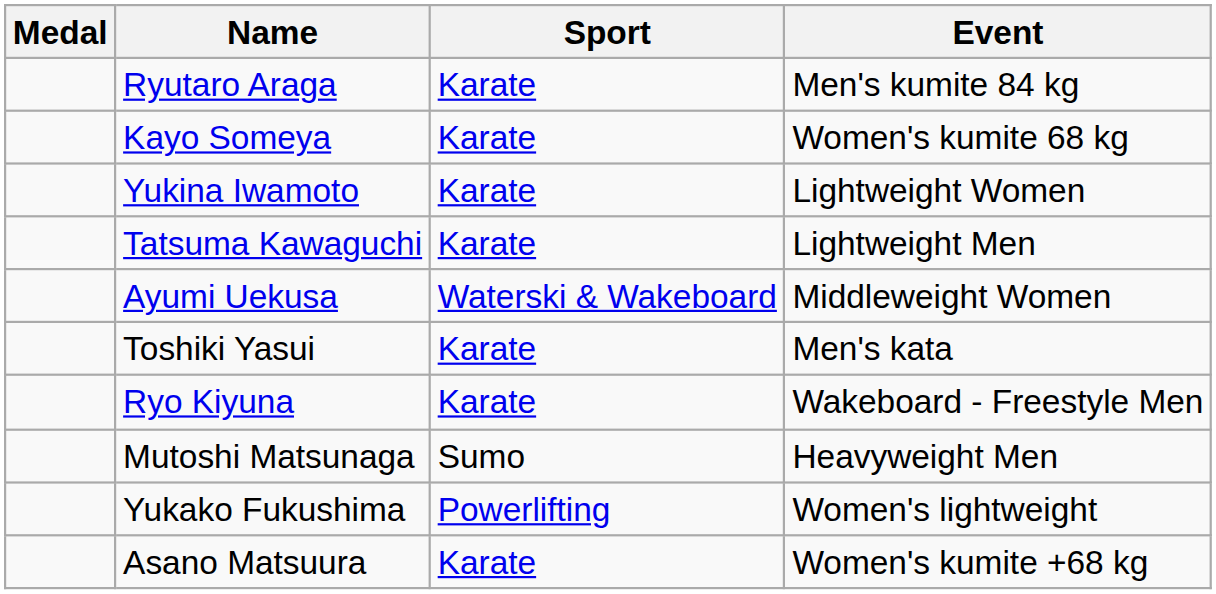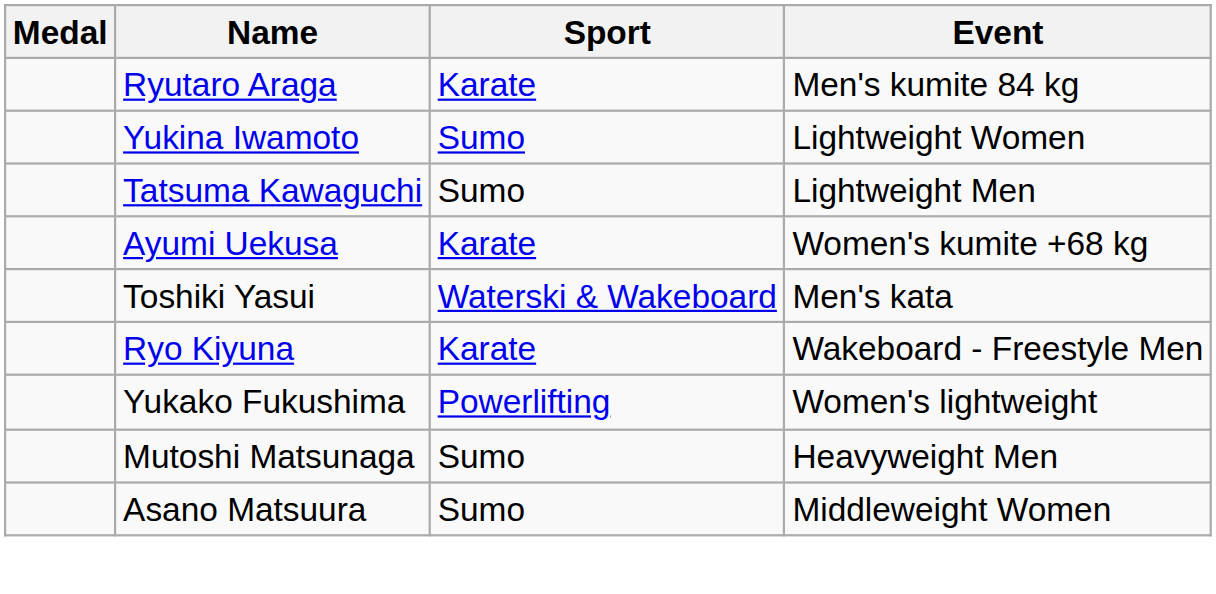- row: (227, 138)
(487, 191) Karate -> (481, 138) Sumo
(487, 244) Karate -> (481, 191) Sumo
(607, 296) Waterski & Wakeboard -> (487, 244) Karate
(952, 296) Middleweight Women -> (970, 244) Women's kumite +68 kg
(487, 349) Karate -> (607, 296) Waterski & Wakeboard
rows swapped: (264, 508) <-> (269, 455)
(487, 561) Karate -> (481, 508) Sumo
(970, 561) Women's kumite +68 kg -> (952, 508) Middleweight Women
